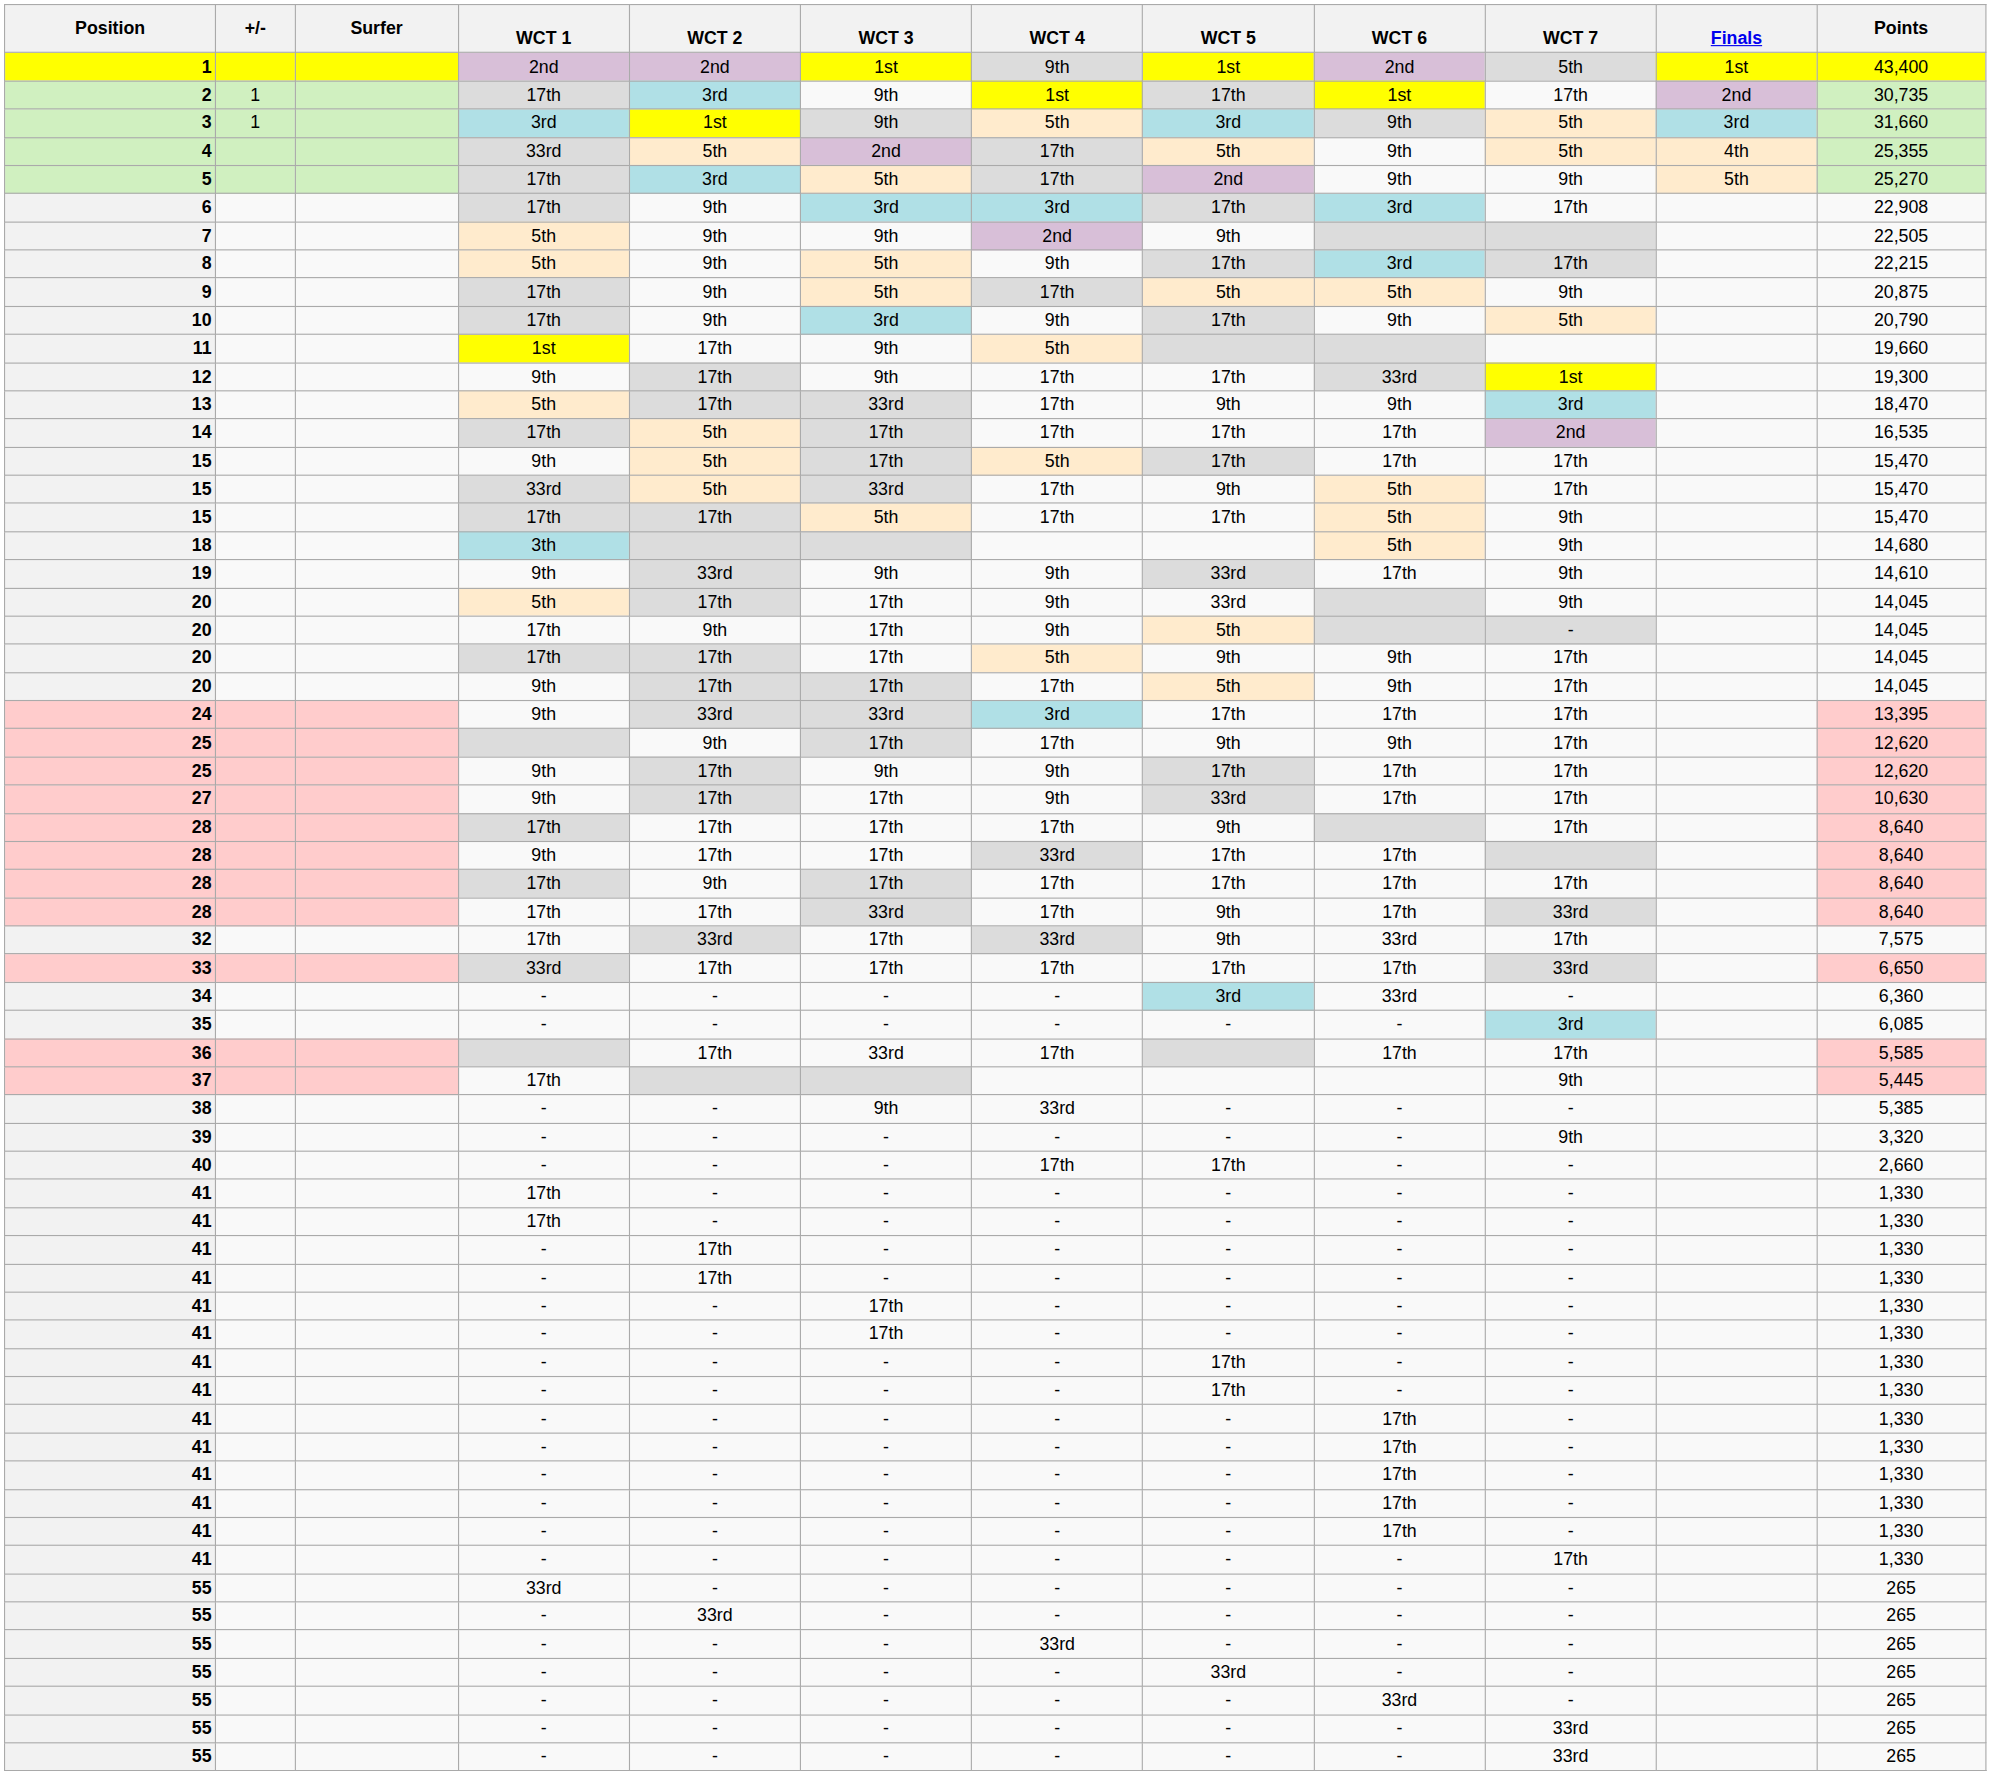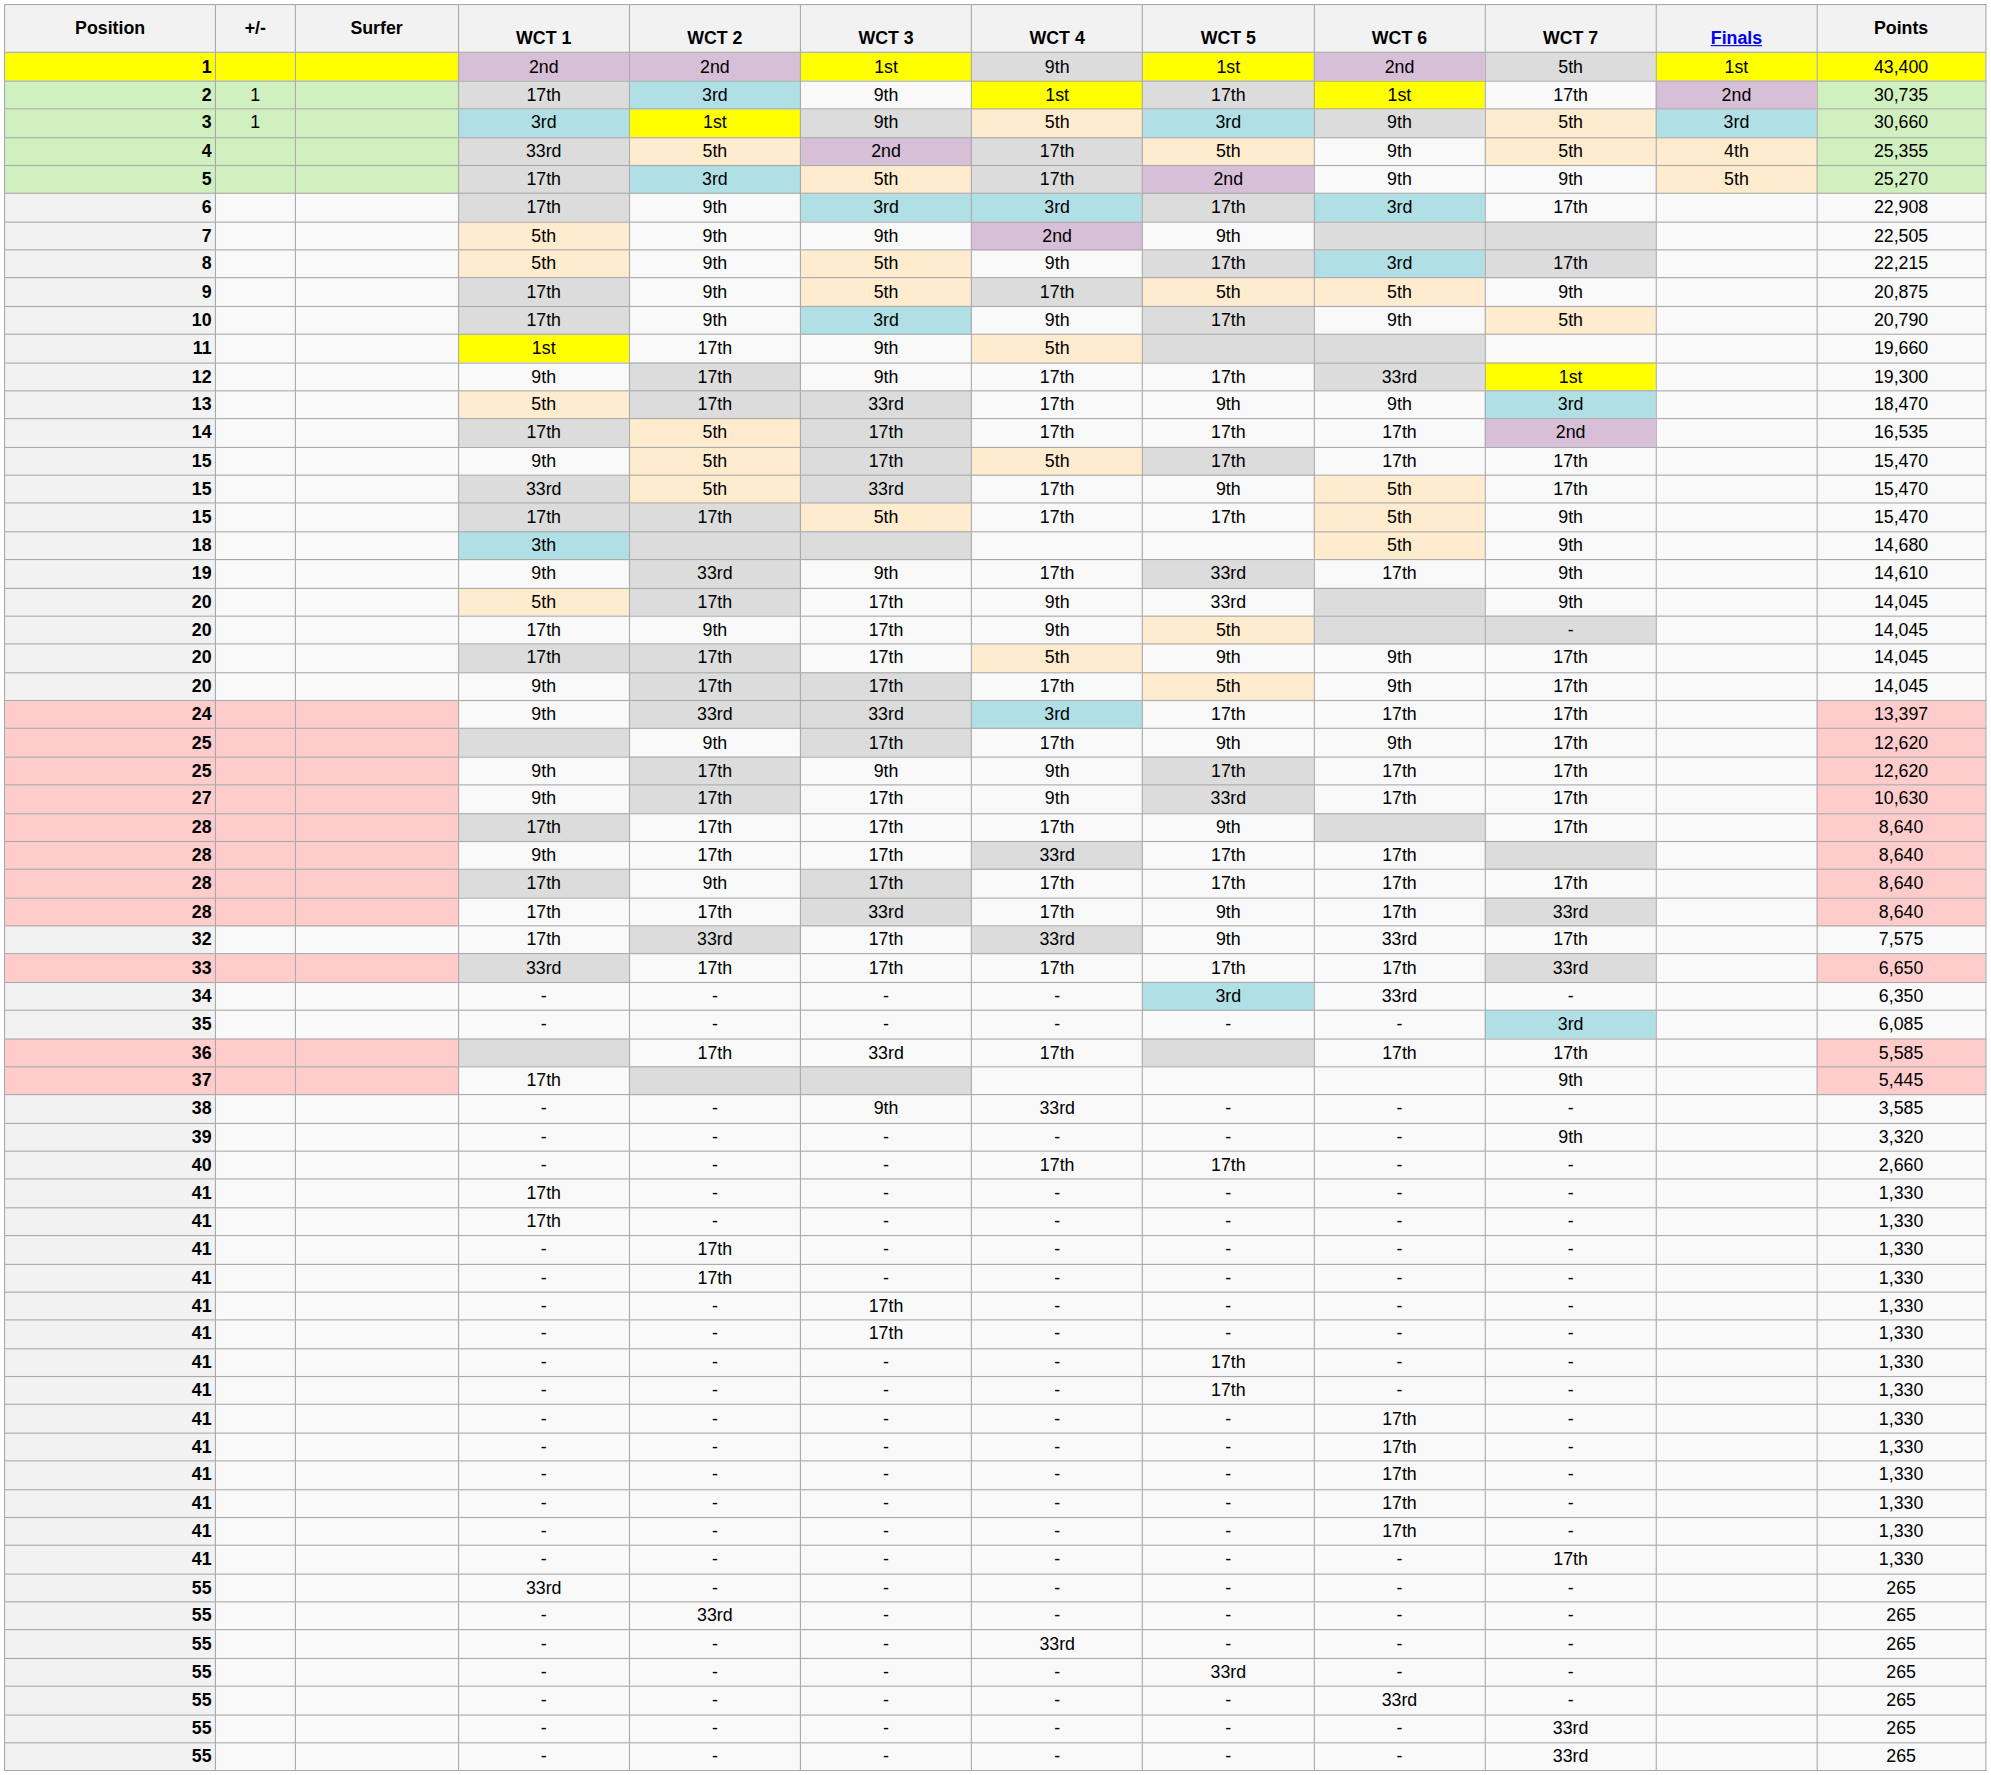(1901, 123) 31,660 -> (1901, 123) 30,660
(1057, 573) 9th -> (1057, 573) 17th
(1901, 714) 13,395 -> (1901, 714) 13,397
(1901, 996) 6,360 -> (1901, 996) 6,350
(1901, 1108) 5,385 -> (1901, 1108) 3,585
